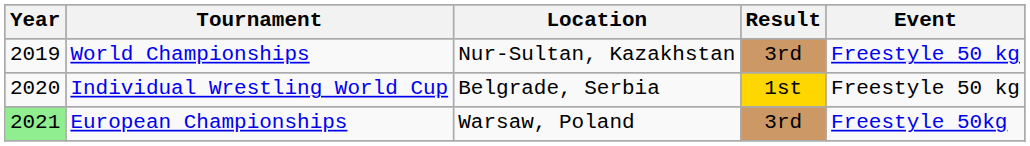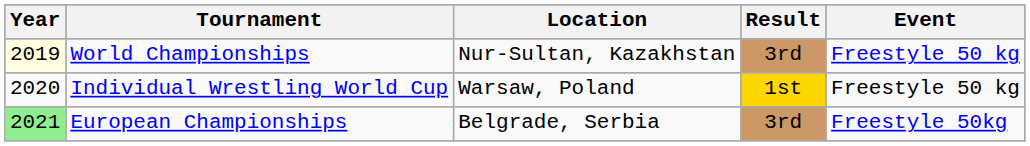(35, 56) no background -> (35, 56) lightyellow background
(559, 90) Belgrade, Serbia -> (546, 90) Warsaw, Poland
(546, 124) Warsaw, Poland -> (559, 124) Belgrade, Serbia
